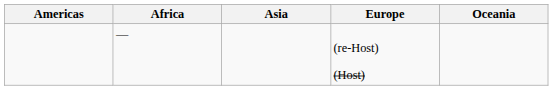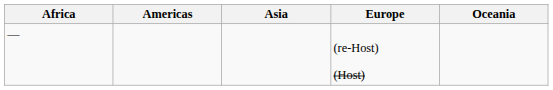columns swapped: (168, 14) <-> (59, 14)
